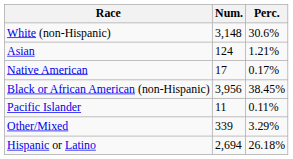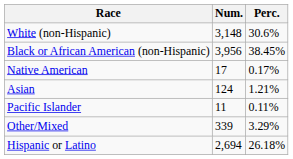rows swapped: (108, 88) <-> (21, 51)
